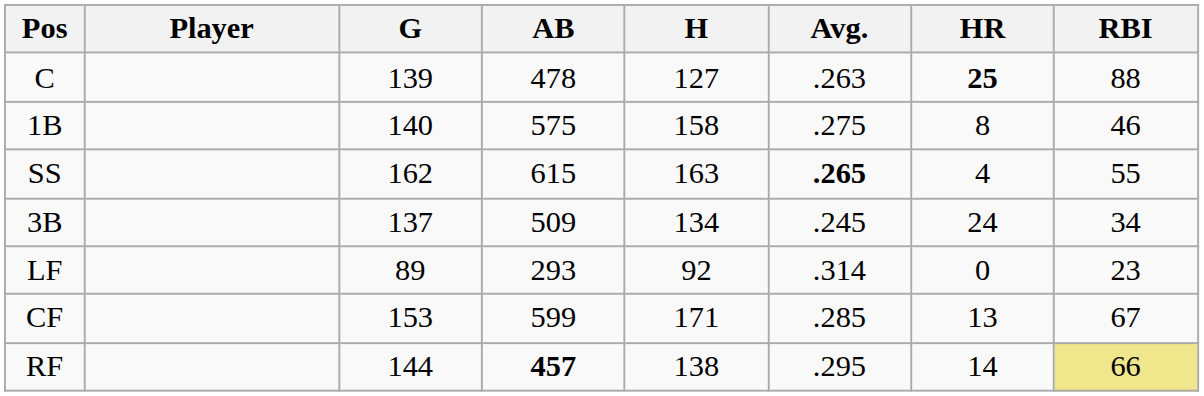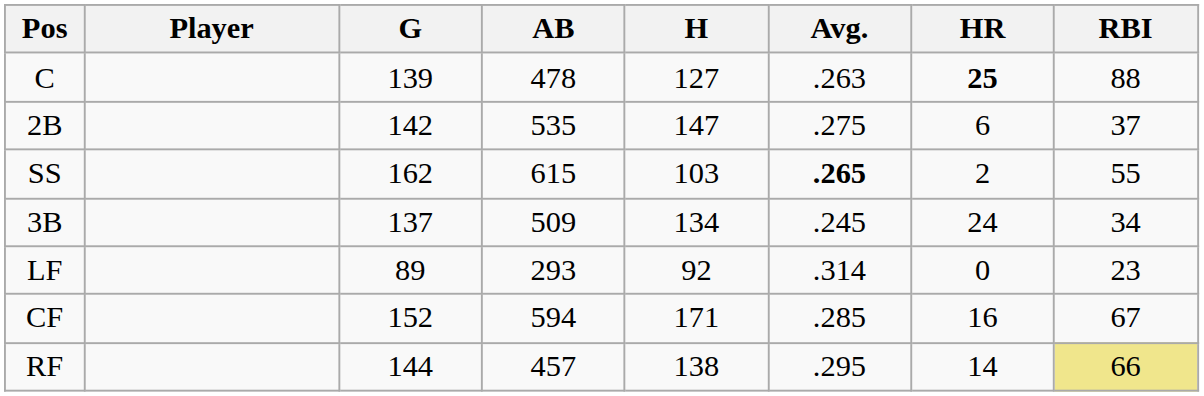- row: (45, 125)
+ row: (45, 125)
(696, 173) 163 -> (696, 173) 103
(983, 173) 4 -> (983, 173) 2
(410, 317) 153 -> (410, 317) 152
(553, 317) 599 -> (553, 317) 594
(983, 317) 13 -> (983, 317) 16
(553, 366) bold -> (553, 366) normal
